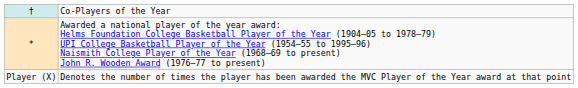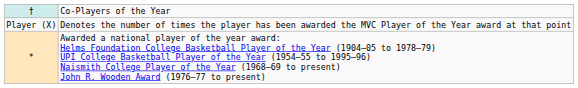rows swapped: (31, 44) <-> (31, 77)
